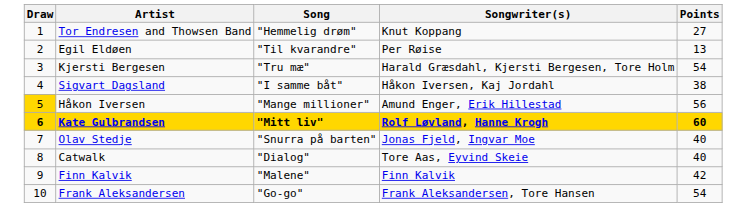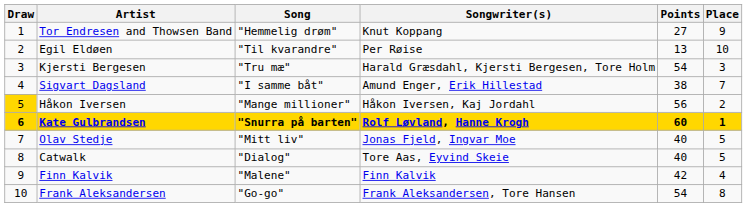+ column: (722, 13)
(468, 85) Håkon Iversen, Kaj Jordahl -> (452, 85) Amund Enger, Erik Hillestad
(472, 103) Amund Enger, Erik Hillestad -> (449, 103) Håkon Iversen, Kaj Jordahl
(290, 121) "Mitt liv" -> (297, 121) "Snurra på barten"
(317, 139) "Snurra på barten" -> (271, 139) "Mitt liv"
